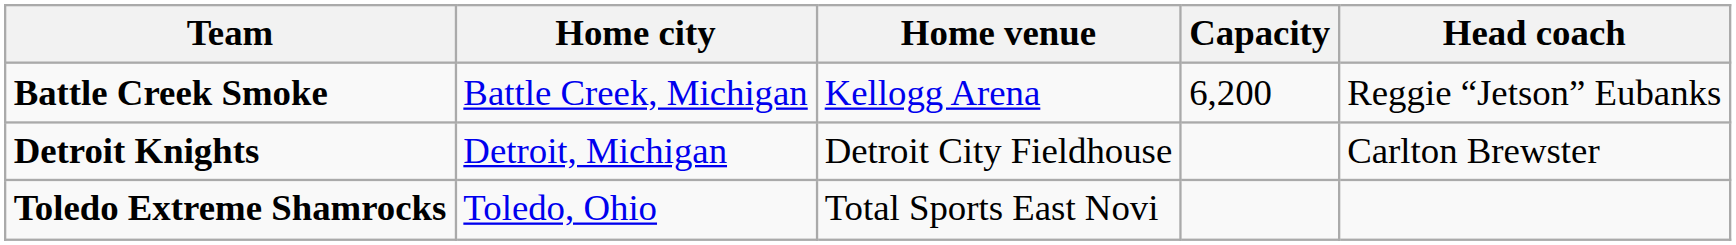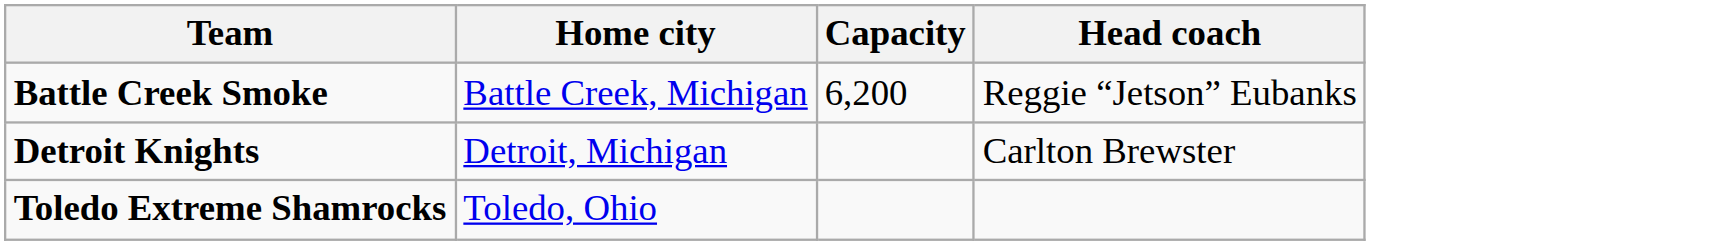- column: (998, 33)
